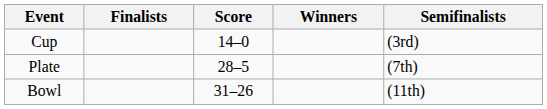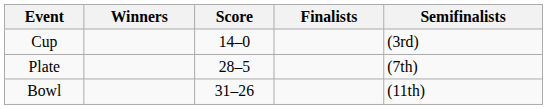columns swapped: (328, 16) <-> (139, 16)
